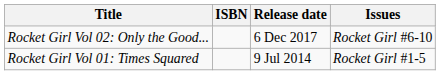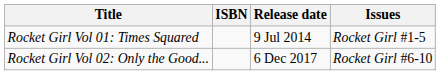rows swapped: (103, 59) <-> (108, 37)
